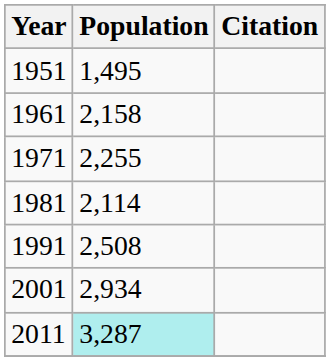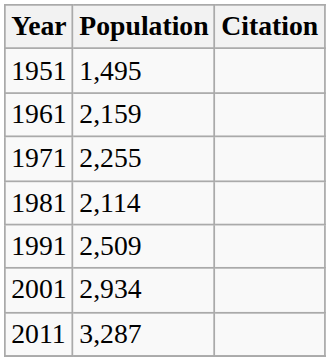(111, 114) 2,158 -> (111, 114) 2,159
(111, 245) 2,508 -> (111, 245) 2,509
(111, 333) paleturquoise background -> (111, 333) no background
